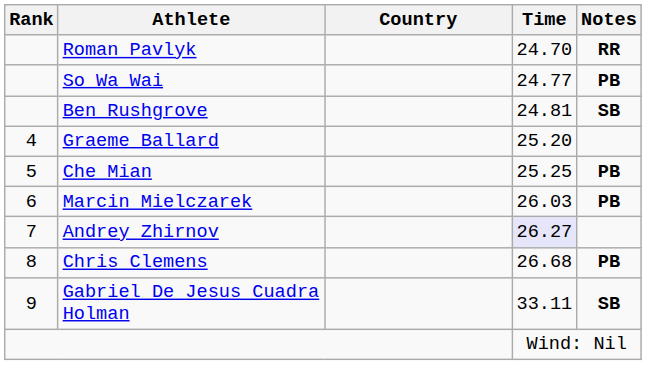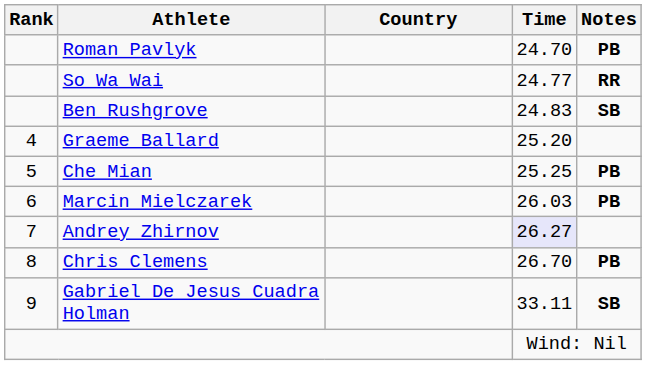(609, 50) RR -> (609, 50) PB
(609, 80) PB -> (609, 80) RR
(544, 111) 24.81 -> (544, 111) 24.83
(544, 262) 26.68 -> (544, 262) 26.70
